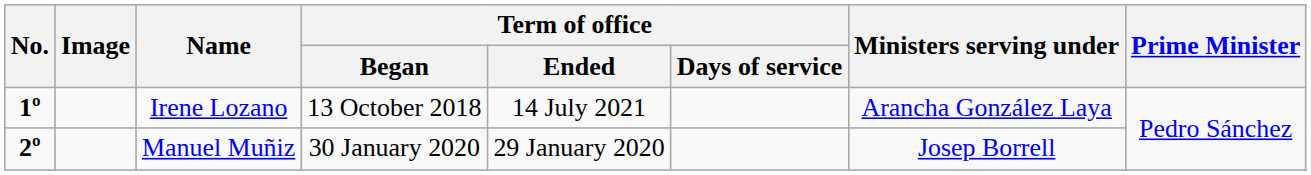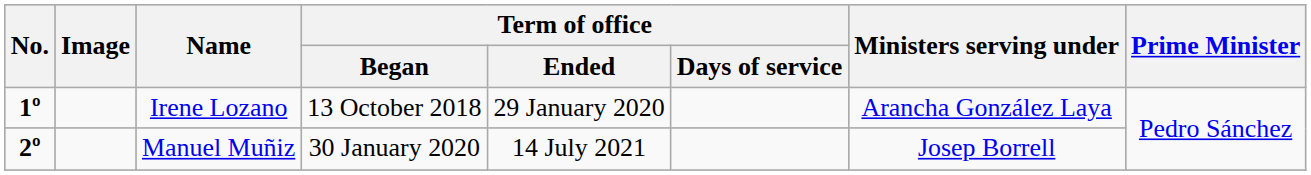(579, 107) 14 July 2021 -> (579, 107) 29 January 2020
(579, 148) 29 January 2020 -> (579, 148) 14 July 2021
